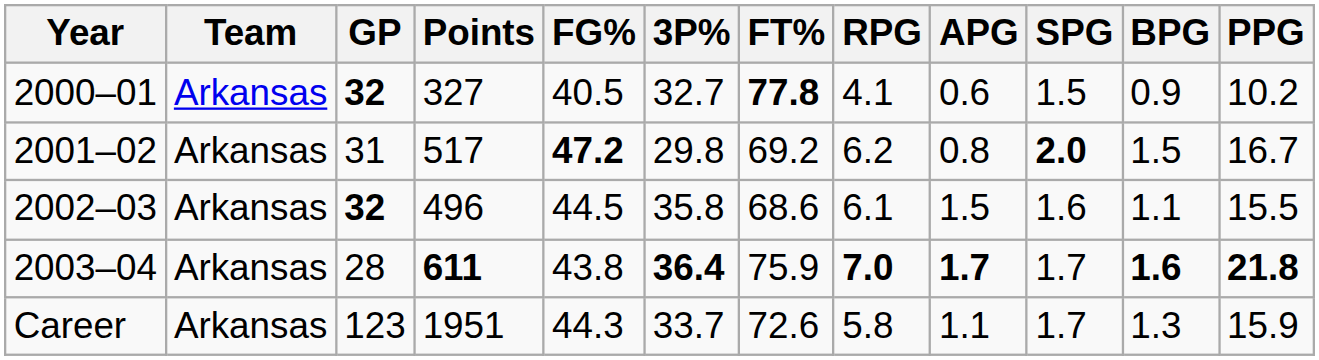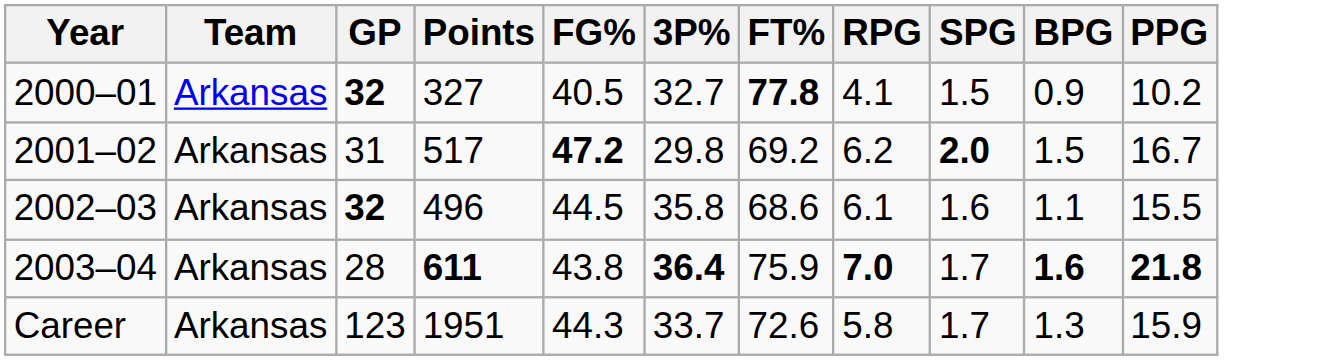- column: (979, 33)
